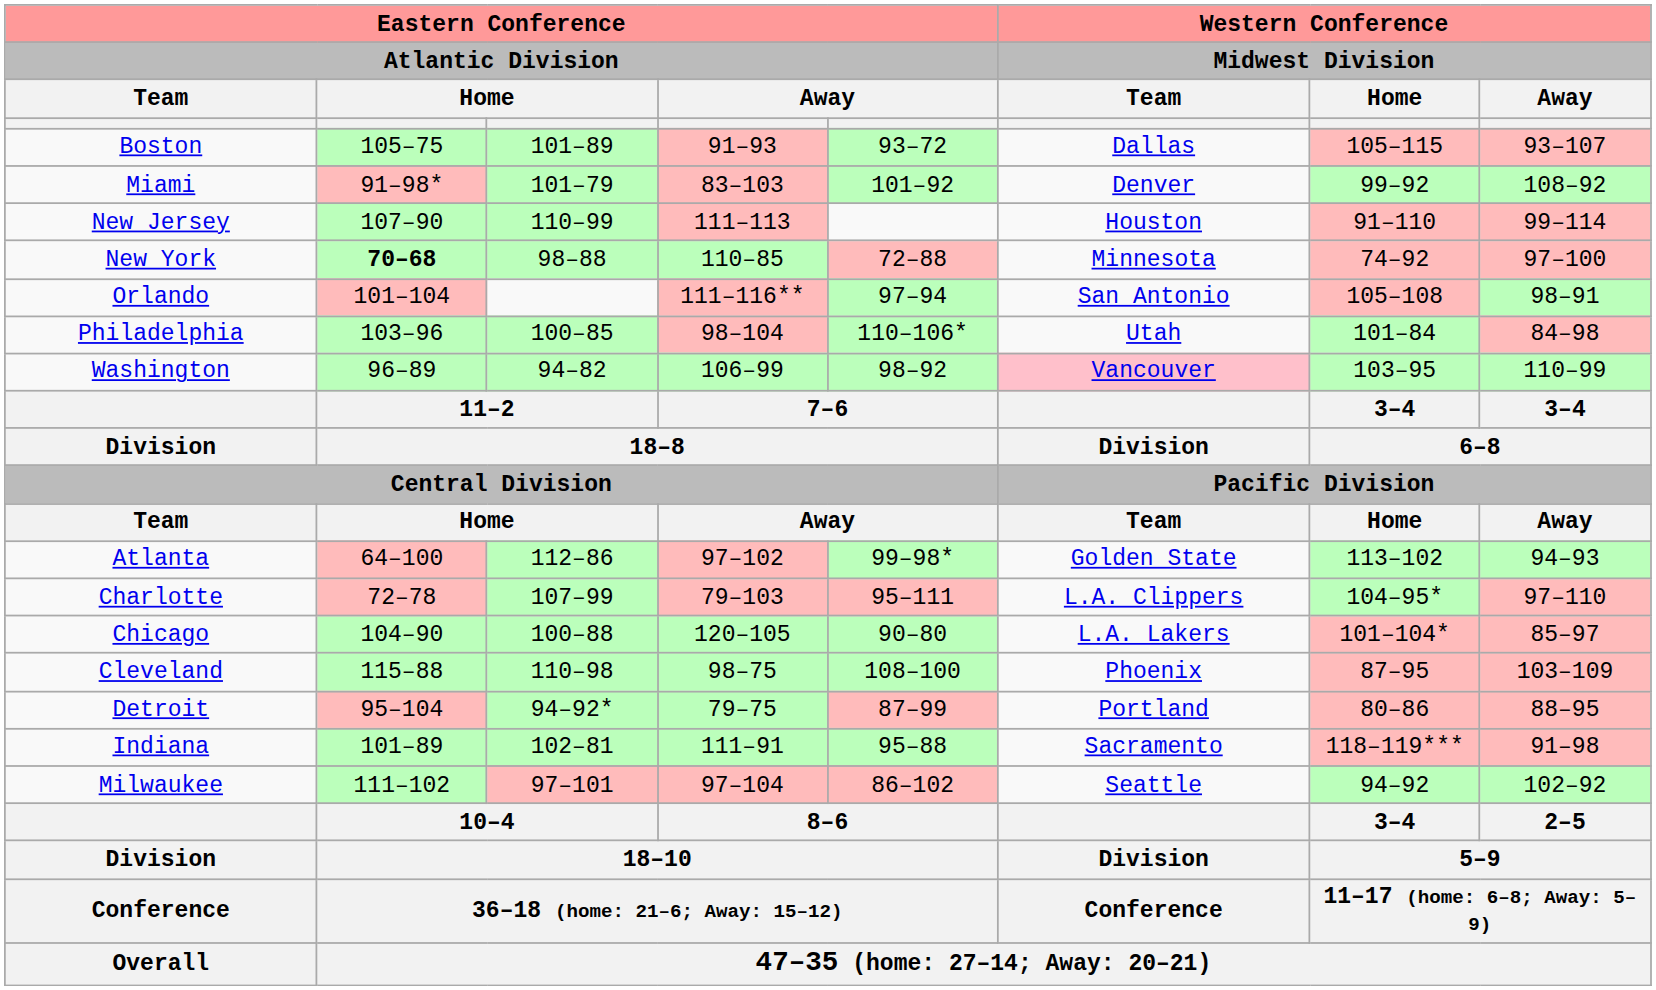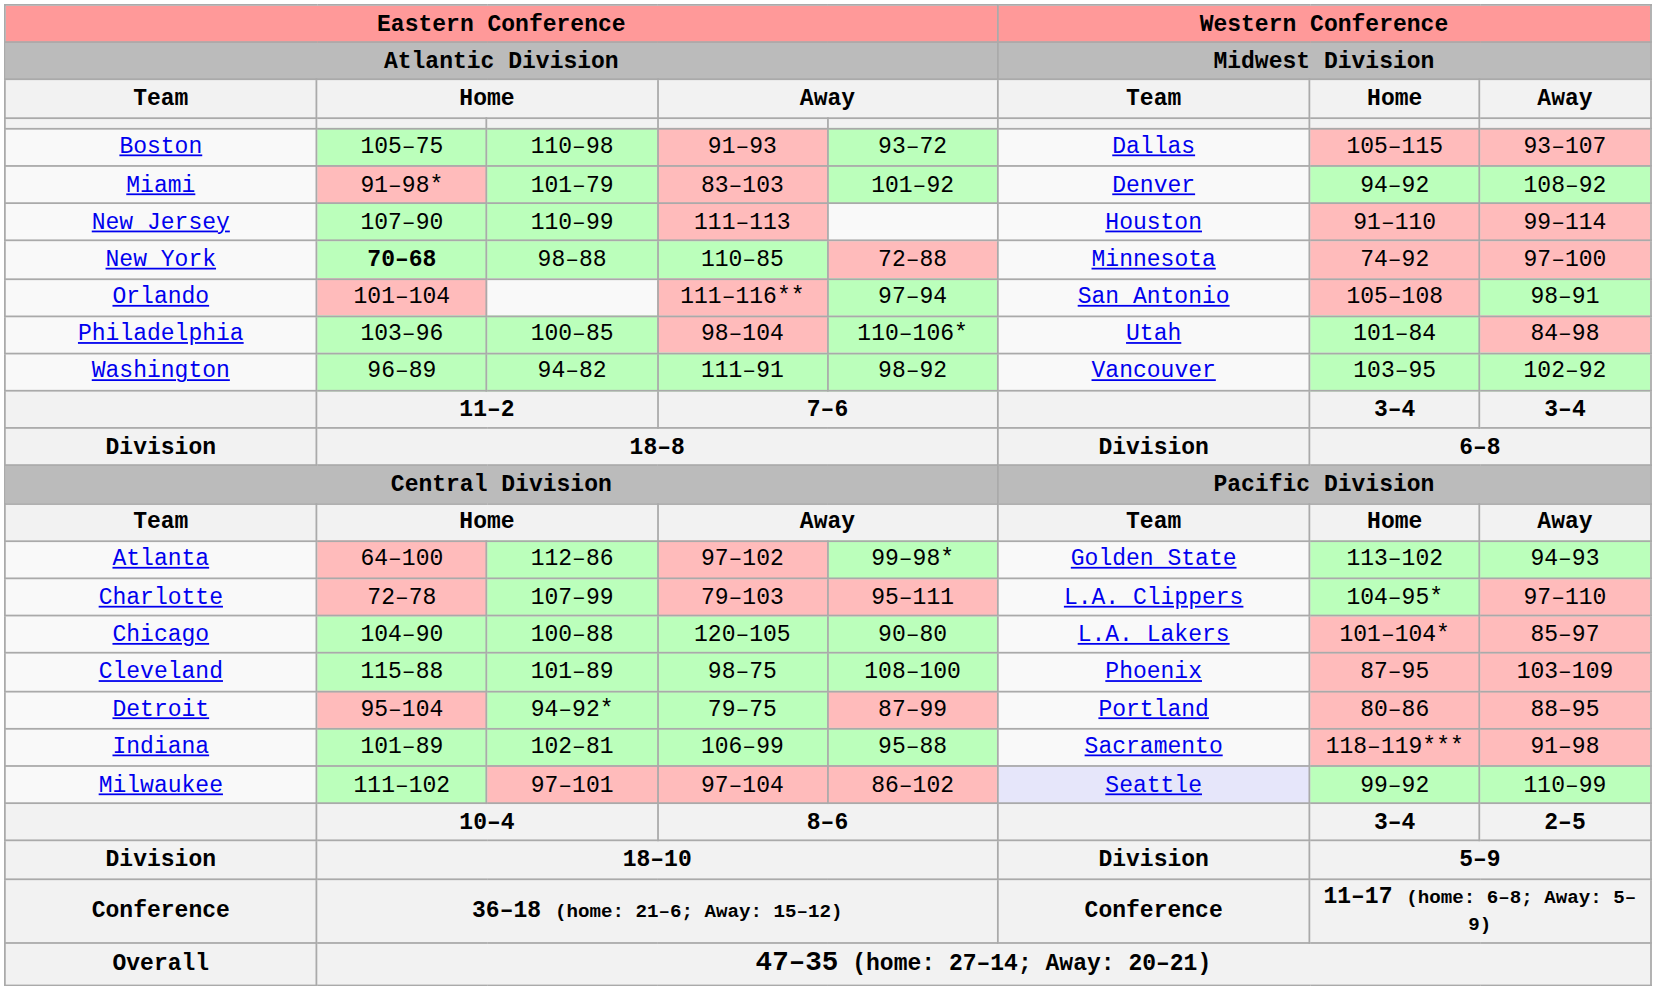(572, 147) 101–89 -> (572, 147) 110–98
(1395, 185) 99–92 -> (1395, 185) 94–92
(742, 372) 106–99 -> (742, 372) 111–91
(1154, 372) pink background -> (1154, 372) no background
(1565, 372) 110–99 -> (1565, 372) 102–92
(572, 672) 110–98 -> (572, 672) 101–89
(742, 747) 111–91 -> (742, 747) 106–99
(1154, 785) no background -> (1154, 785) lavender background
(1395, 785) 94–92 -> (1395, 785) 99–92
(1565, 785) 102–92 -> (1565, 785) 110–99
